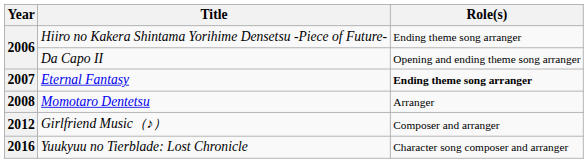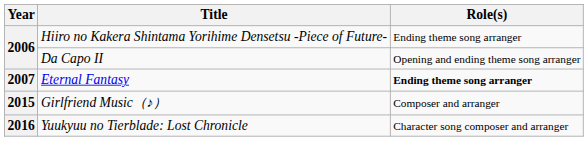- row: (95, 101)
(21, 124) 2012 -> (21, 102) 2015
